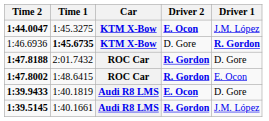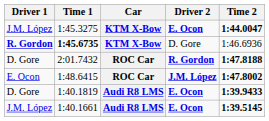columns swapped: (237, 12) <-> (27, 12)
(186, 76) R. Gordon -> (192, 76) J.M. López
(186, 108) R. Gordon -> (186, 108) E. Ocon
